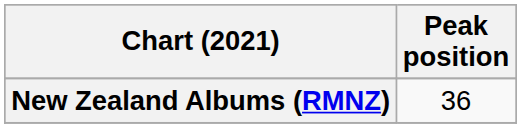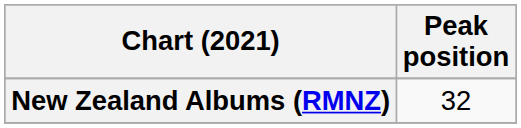(456, 100) 36 -> (456, 100) 32
